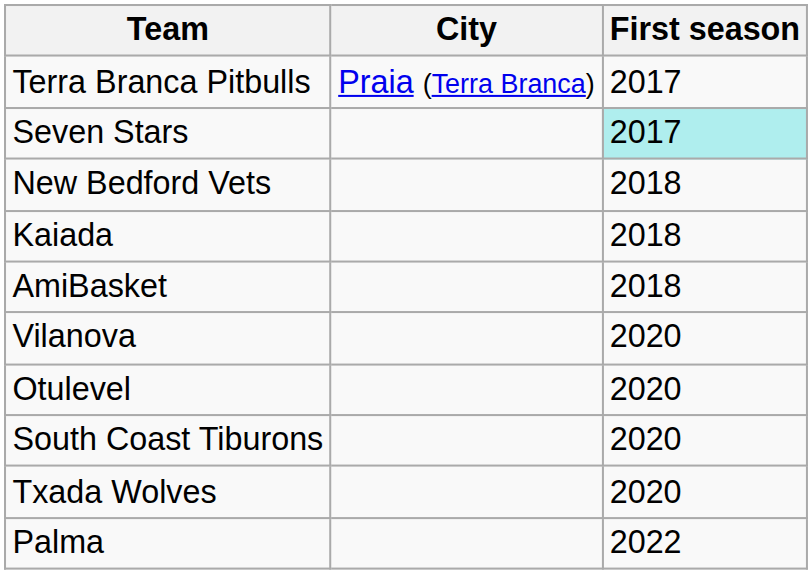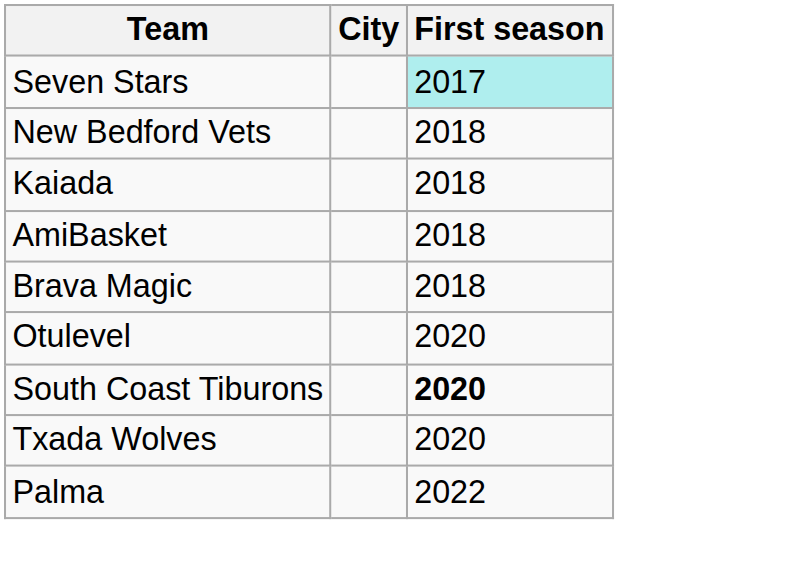- row: (162, 81)
+ row: (102, 286)
- row: (74, 337)
(646, 440) normal -> (450, 388) bold
